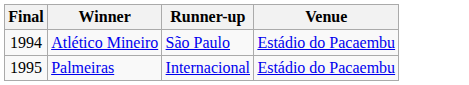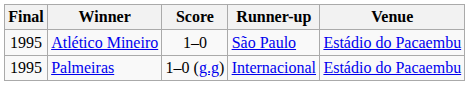+ column: (195, 17)
(26, 42) 1994 -> (26, 42) 1995
